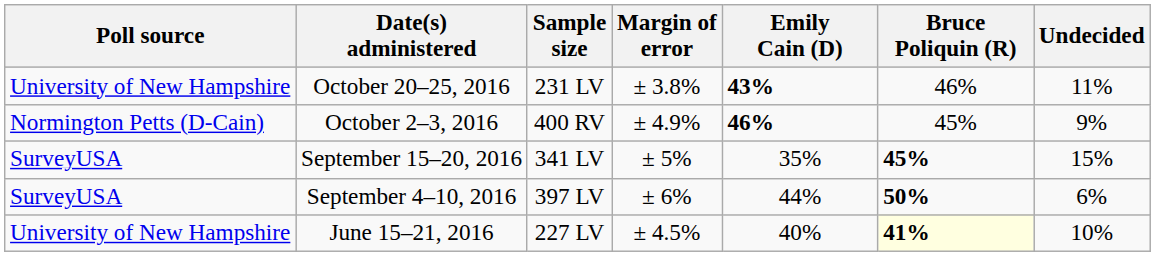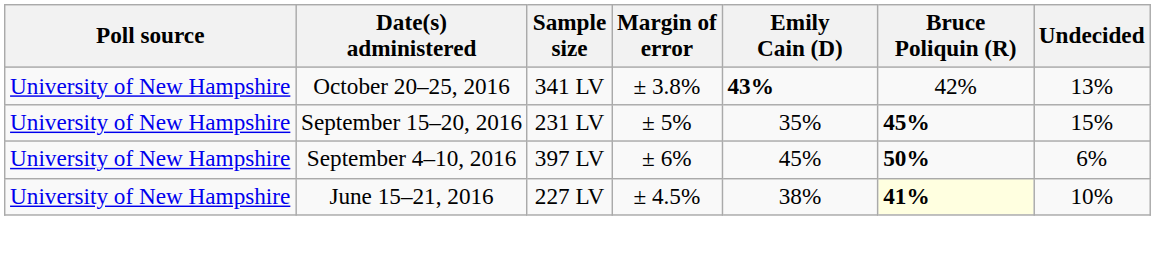(569, 85) 231 LV -> (569, 85) 341 LV
(956, 85) 46% -> (956, 85) 42%
(1092, 85) 11% -> (1092, 85) 13%
- row: (412, 122)
(66, 159) SurveyUSA -> (150, 122) University of New Hampshire
(569, 159) 341 LV -> (569, 122) 231 LV
(66, 196) SurveyUSA -> (150, 159) University of New Hampshire
(800, 196) 44% -> (800, 159) 45%
(800, 232) 40% -> (800, 196) 38%
